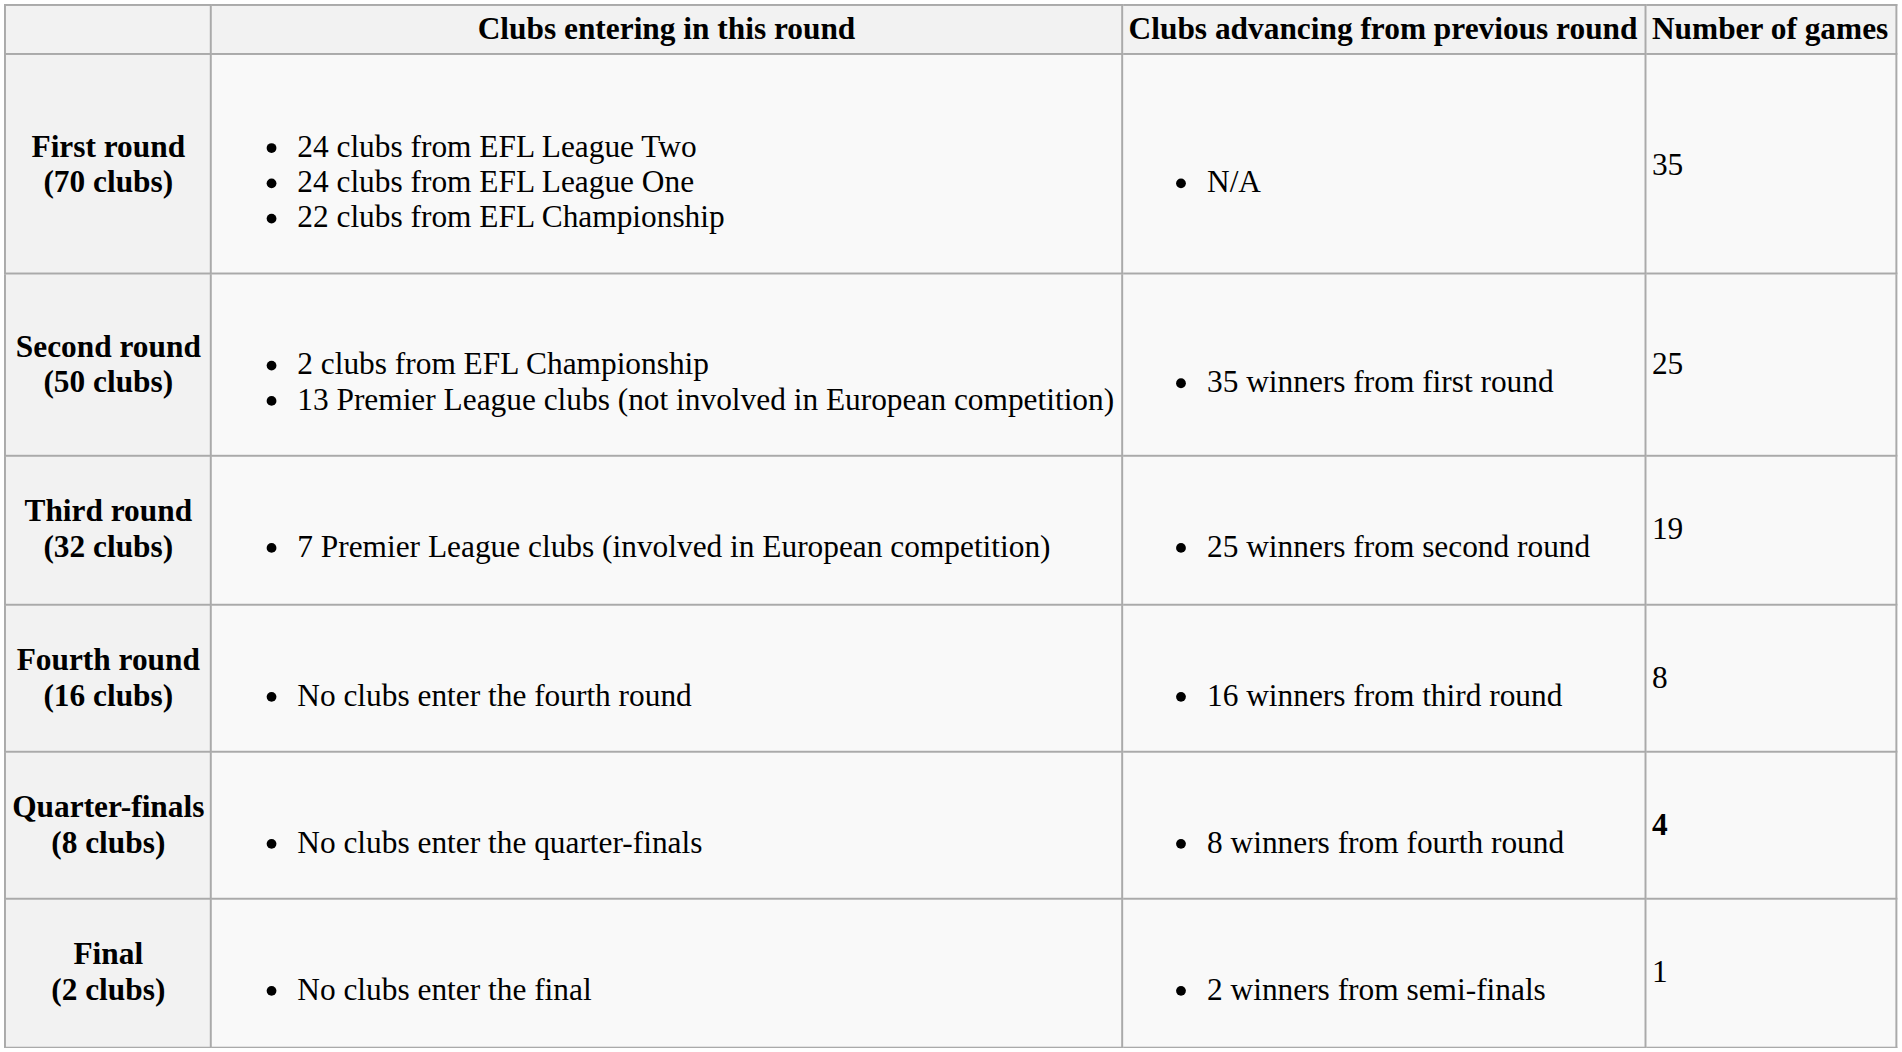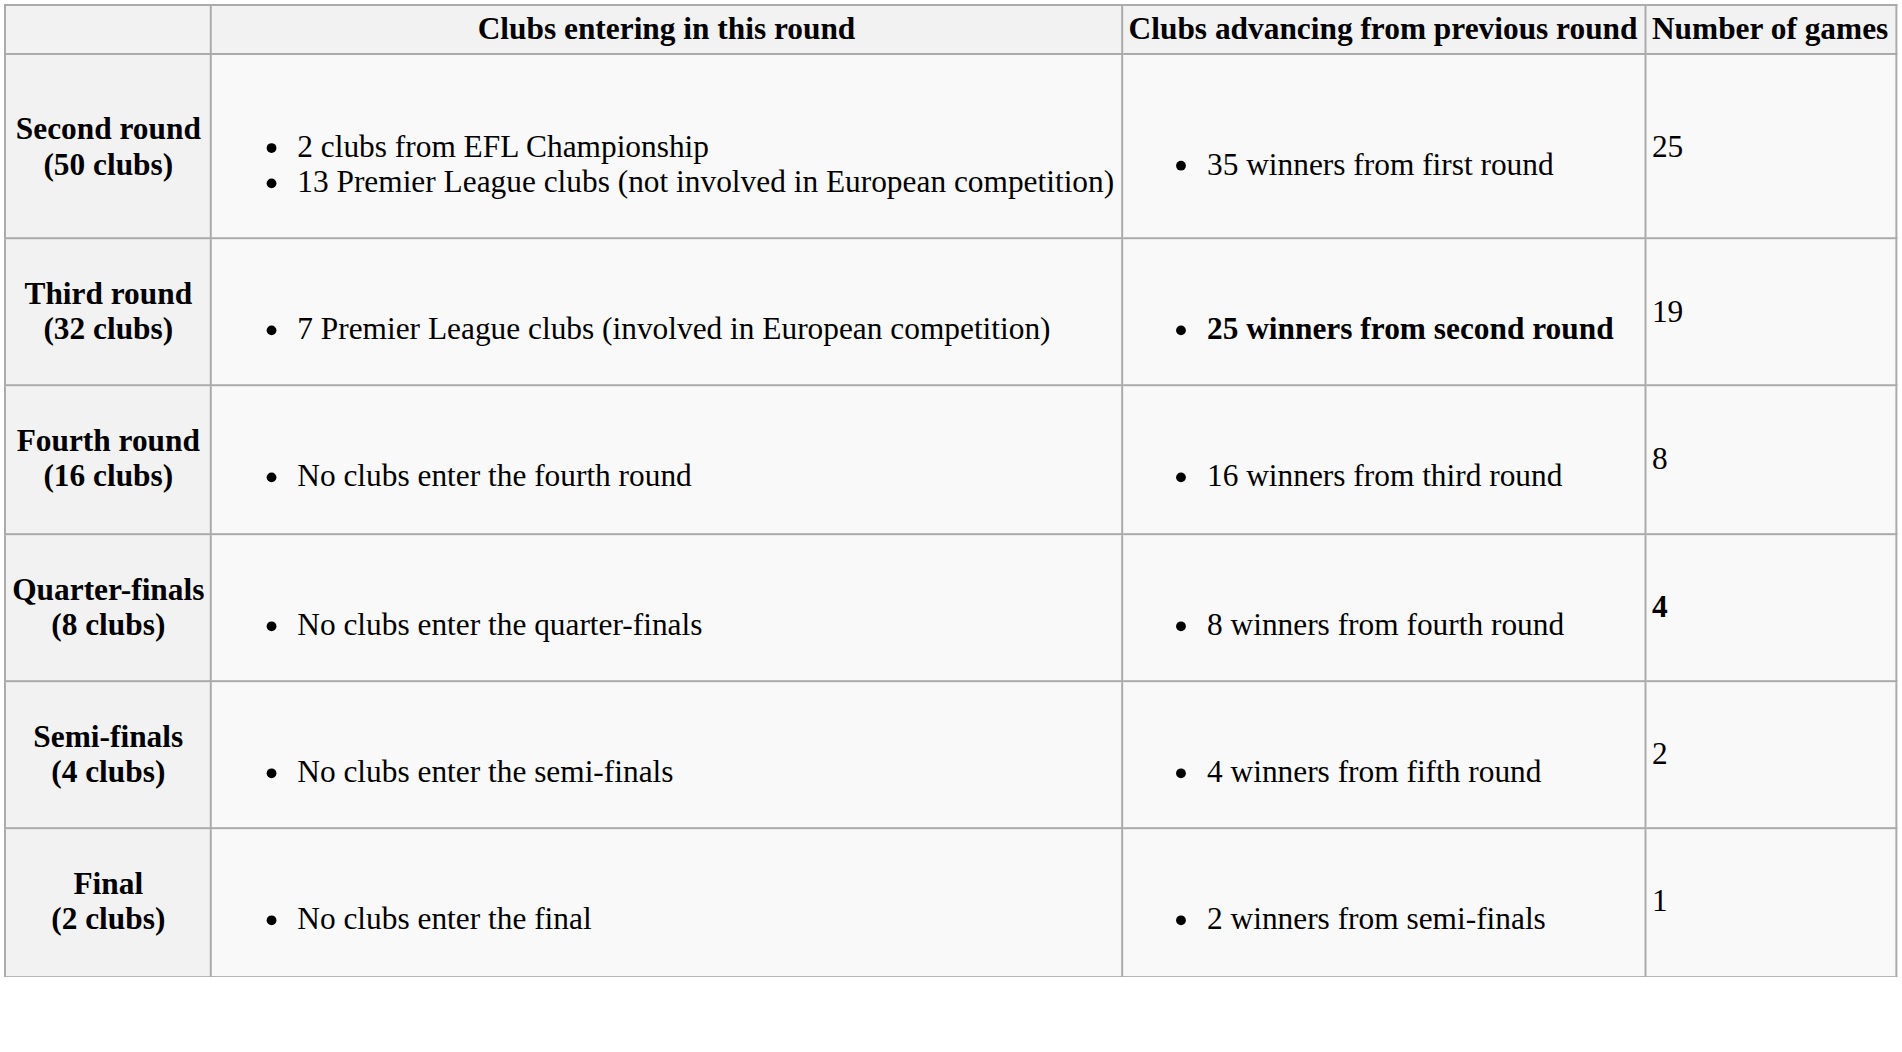- row: (108, 163)
(1383, 548) normal -> (1383, 329) bold
+ row: (108, 754)
